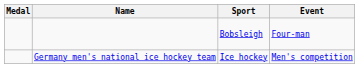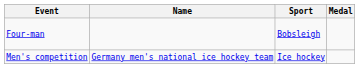columns swapped: (18, 11) <-> (312, 11)
